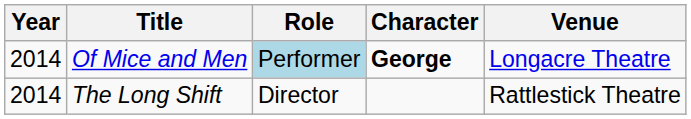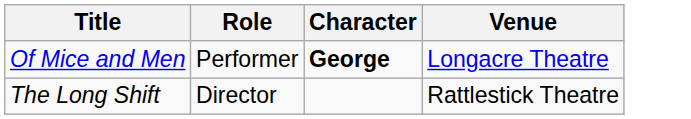- column: (36, 22)
(309, 59) lightblue background -> (247, 59) no background
